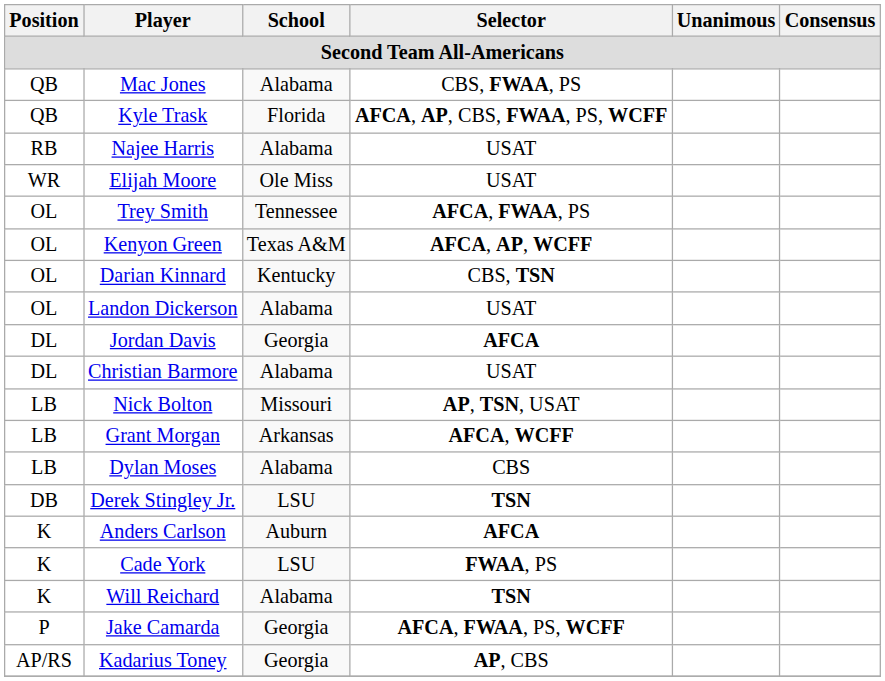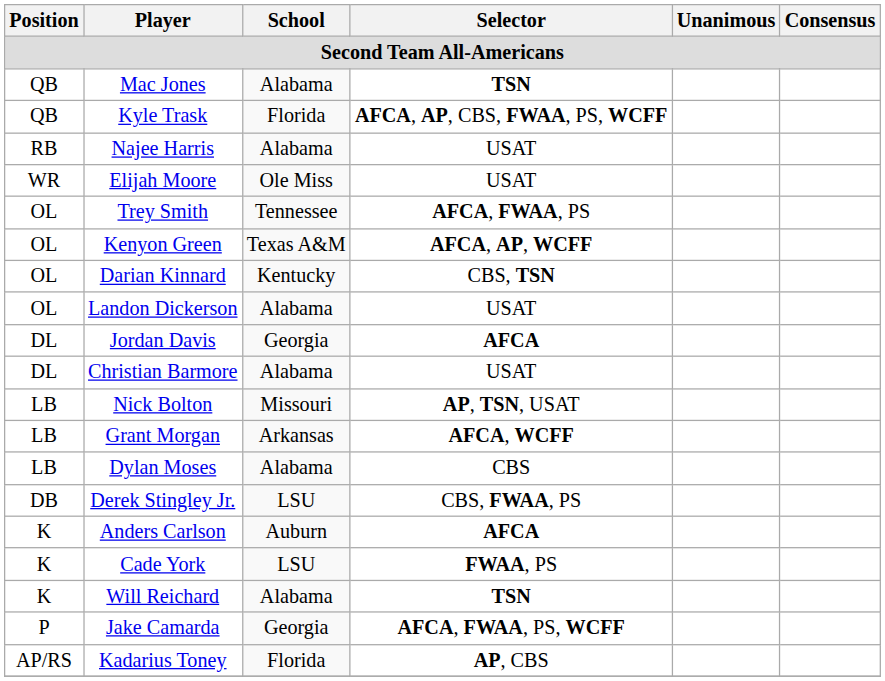(511, 84) CBS, FWAA, PS -> (511, 84) TSN
(511, 500) TSN -> (511, 500) CBS, FWAA, PS
(296, 659) Georgia -> (296, 659) Florida
